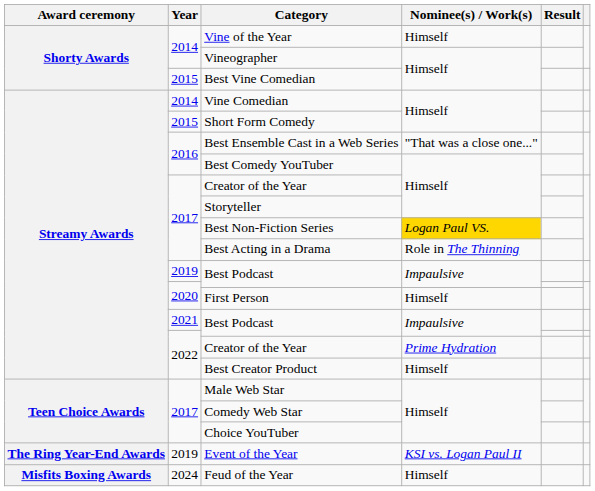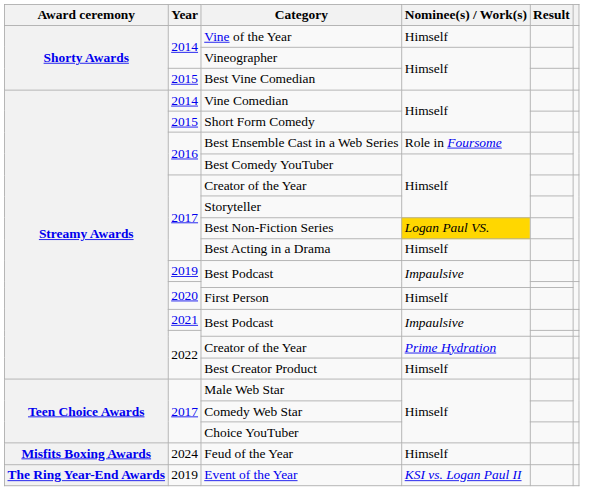(471, 143) "That was a close one..." -> (453, 143) Role in Foursome
(462, 249) Role in The Thinning -> (426, 249) Himself
rows swapped: (185, 453) <-> (185, 475)
